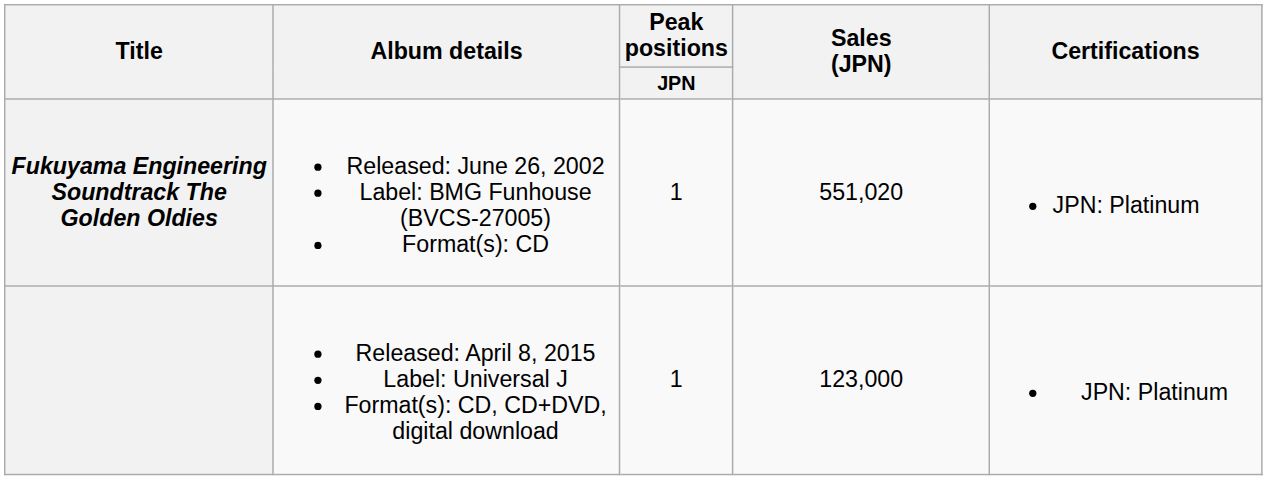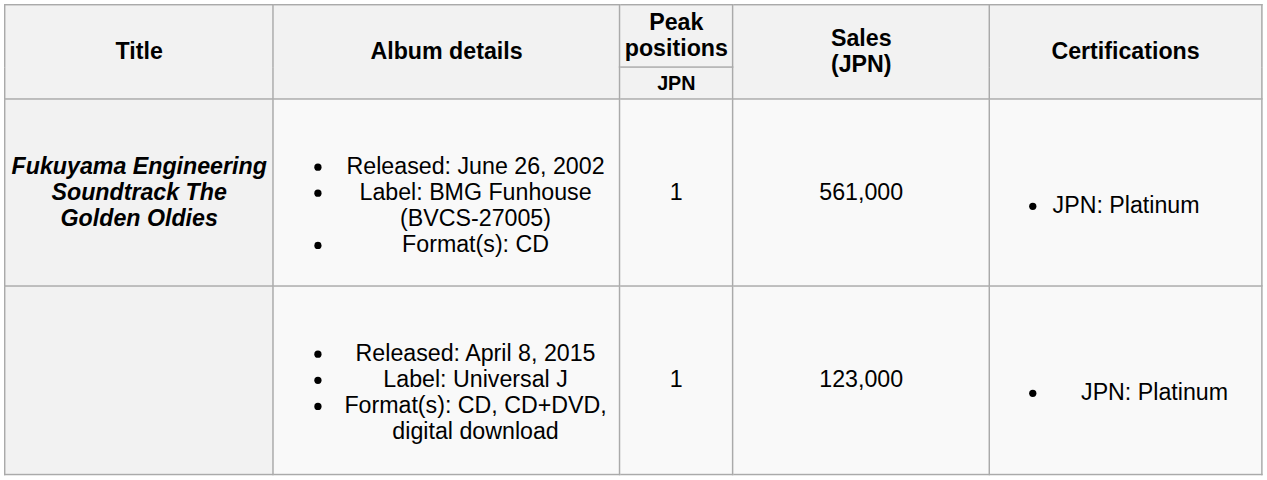(861, 192) 551,020 -> (861, 192) 561,000
